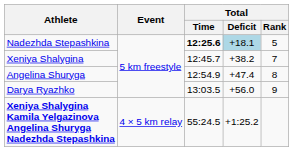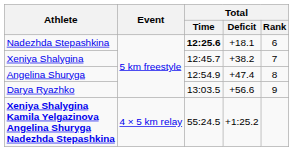(242, 43) lightblue background -> (242, 43) no background
(275, 43) 5 -> (275, 43) 6
(242, 90) +56.0 -> (242, 90) +56.6
